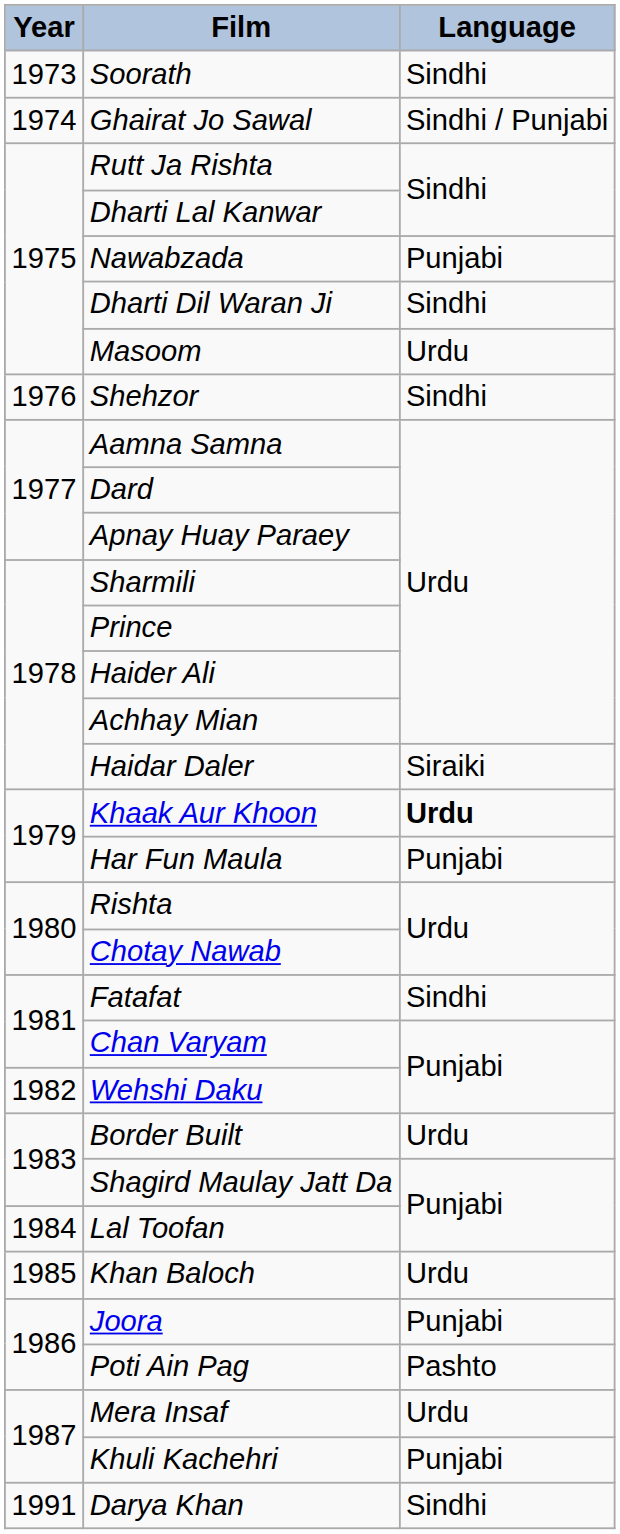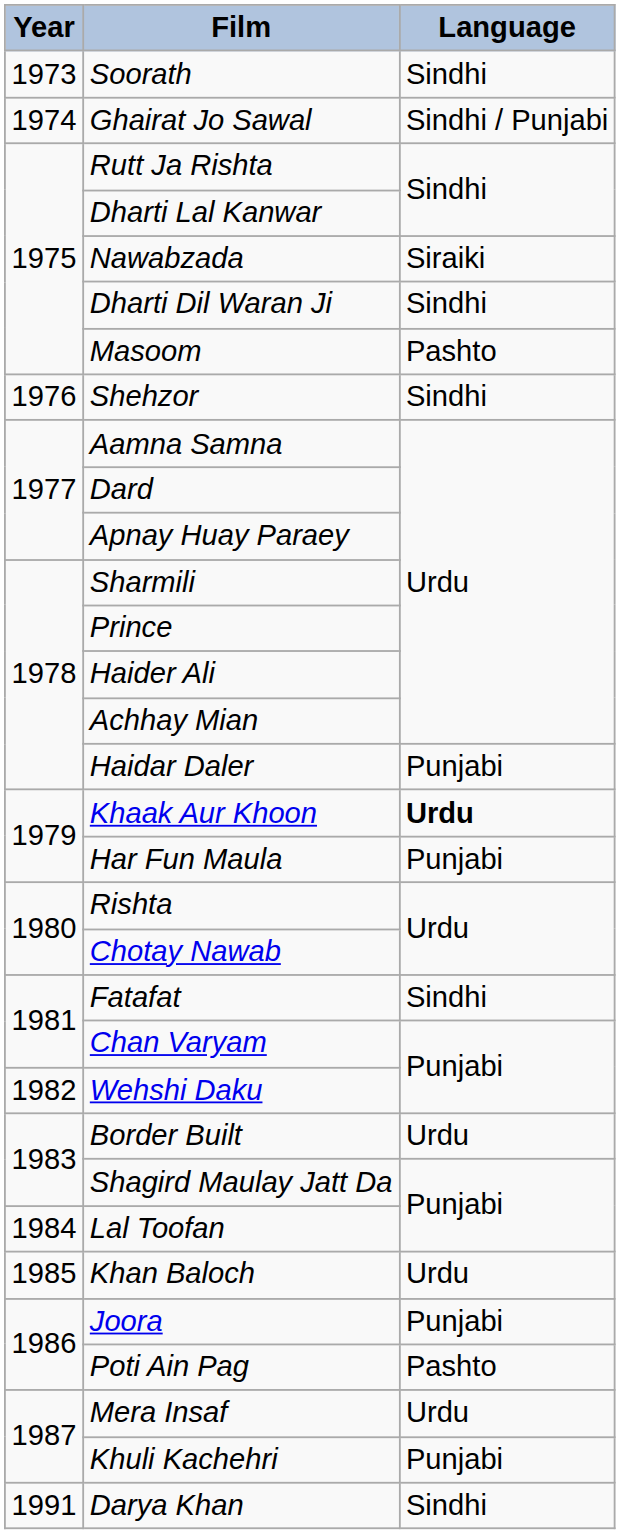(455, 258) Punjabi -> (446, 258) Siraiki
(438, 350) Urdu -> (451, 350) Pashto
(446, 766) Siraiki -> (455, 766) Punjabi
